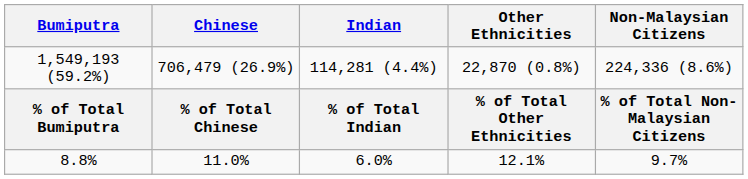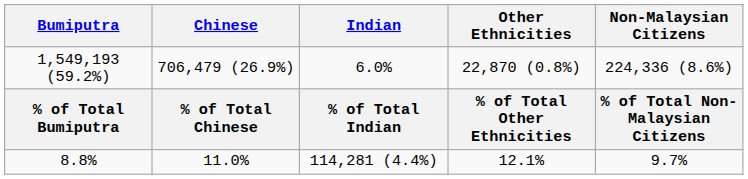(374, 68) 114,281 (4.4%) -> (374, 68) 6.0%
(374, 162) 6.0% -> (374, 162) 114,281 (4.4%)
